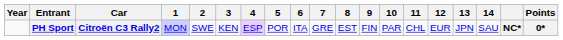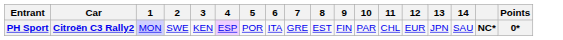- column: (17, 12)
